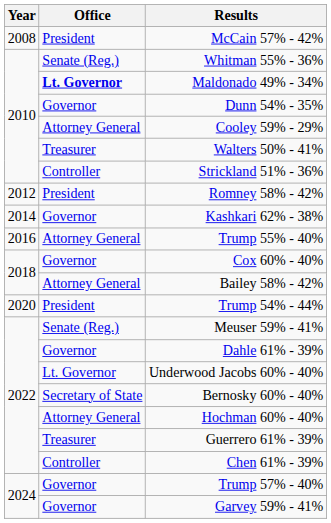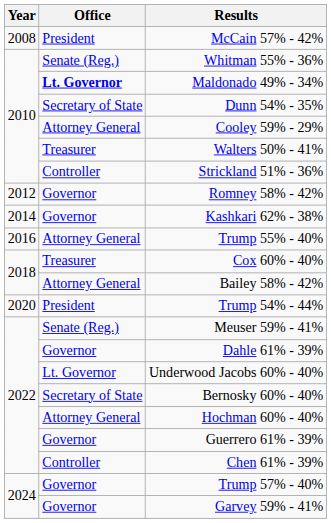(69, 104) Governor -> (92, 104) Secretary of State
(69, 194) President -> (69, 194) Governor
(69, 261) Governor -> (69, 261) Treasurer
(69, 439) Treasurer -> (69, 439) Governor
